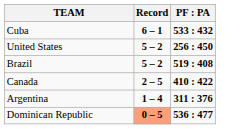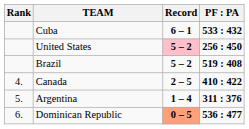+ column: (19, 13)
(152, 47) no background -> (181, 47) pink background
